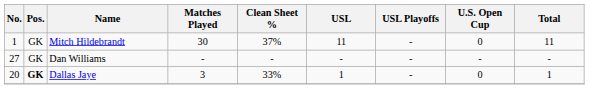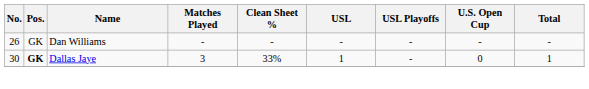- row: (87, 41)
(14, 58) 27 -> (14, 41) 26
(14, 74) 20 -> (14, 58) 30
